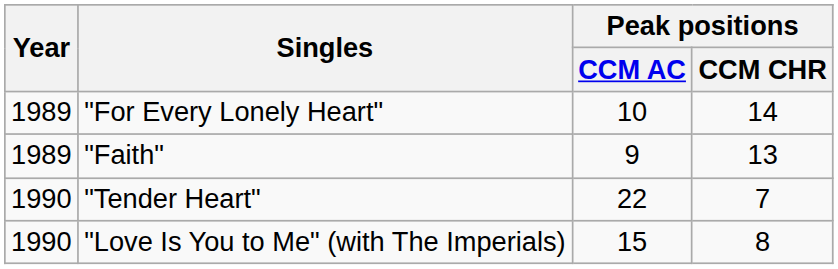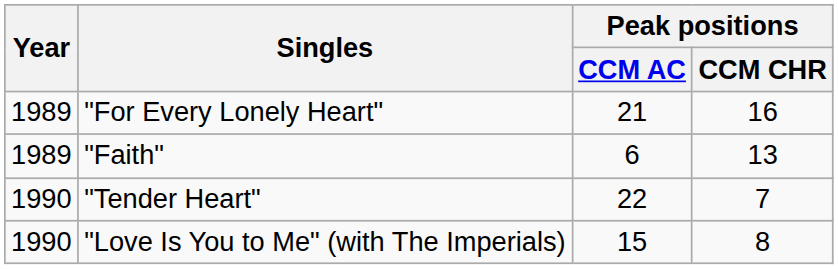(632, 112) 10 -> (632, 112) 21
(763, 112) 14 -> (763, 112) 16
(632, 155) 9 -> (632, 155) 6
